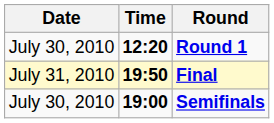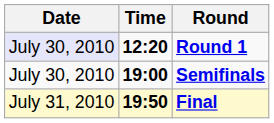(61, 46) no background -> (61, 46) lavender background
rows swapped: (221, 103) <-> (197, 74)
